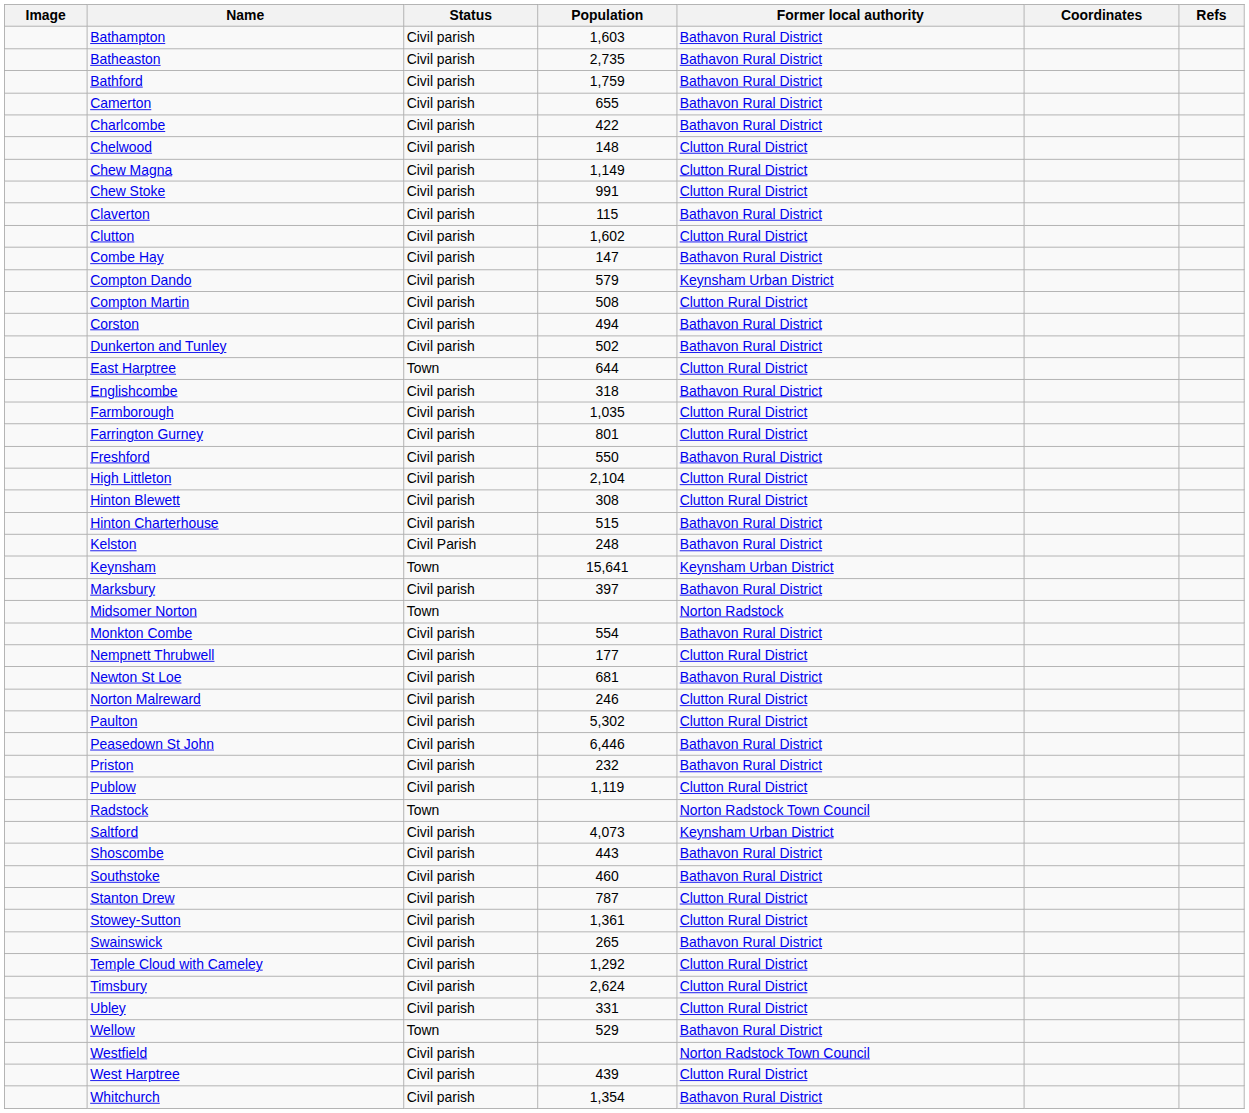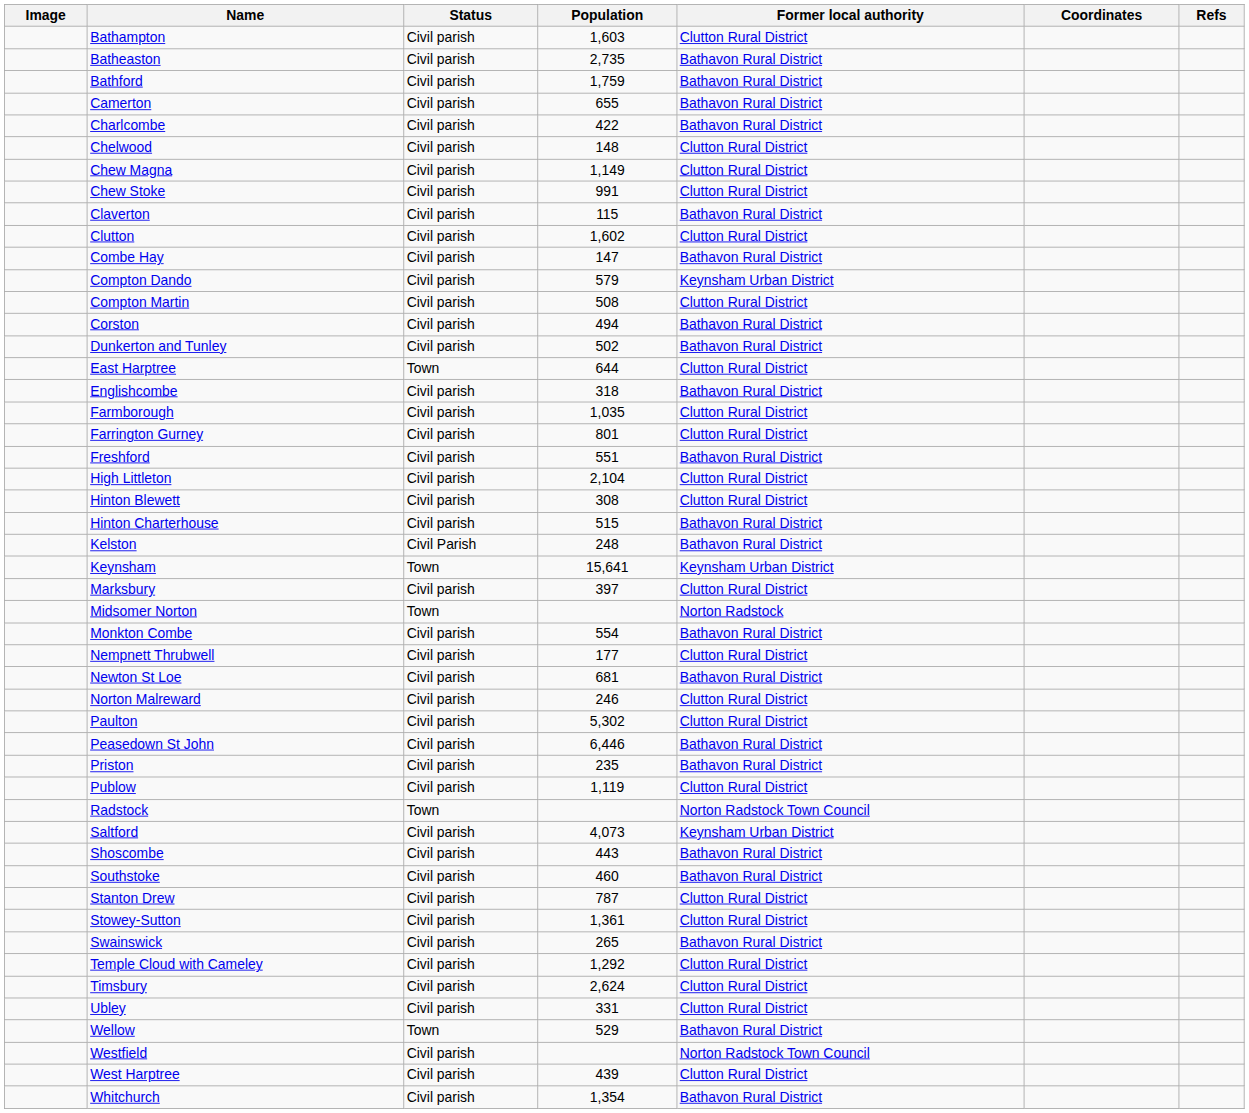(751, 37) Bathavon Rural District -> (744, 37) Clutton Rural District
(607, 457) 550 -> (607, 457) 551
(751, 589) Bathavon Rural District -> (744, 589) Clutton Rural District
(607, 766) 232 -> (607, 766) 235
